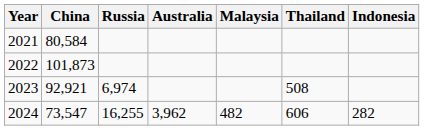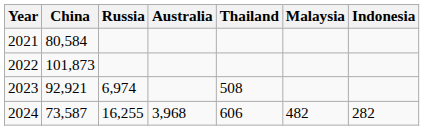columns swapped: (315, 16) <-> (249, 16)
(66, 112) 73,547 -> (66, 112) 73,587
(169, 112) 3,962 -> (169, 112) 3,968
